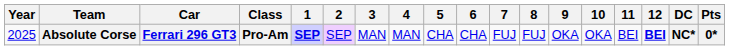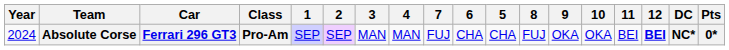columns swapped: (440, 14) <-> (504, 14)
(22, 34) 2025 -> (22, 34) 2024
(307, 34) bold -> (307, 34) normal
